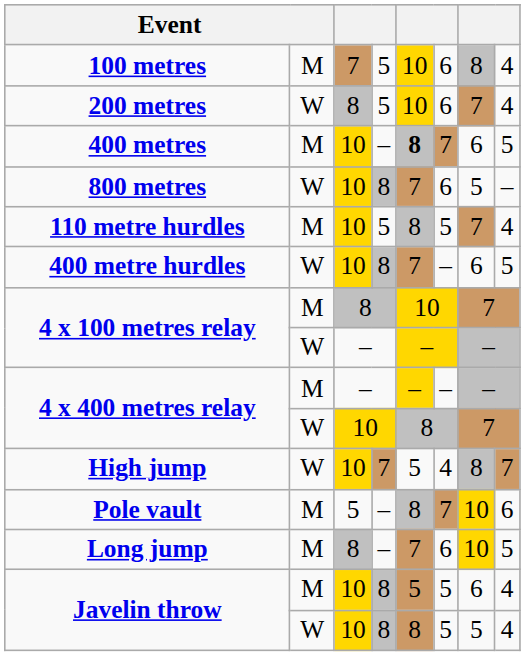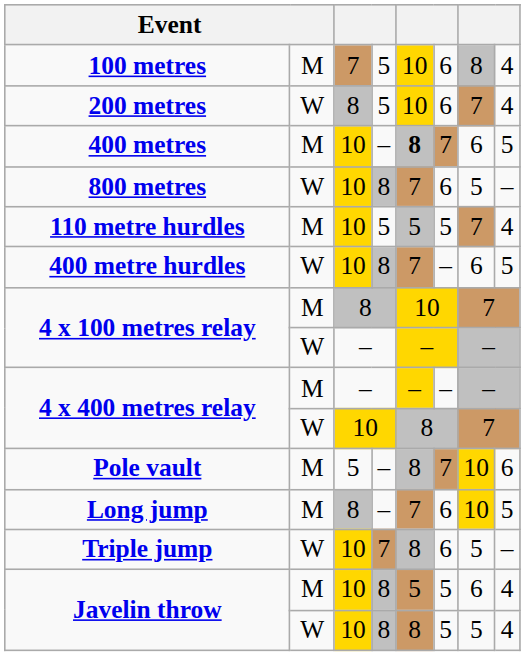(415, 226) 8 -> (415, 226) 5
- row: (147, 468)
+ row: (147, 549)
